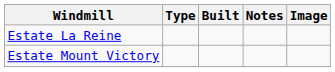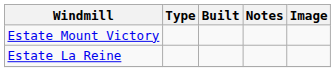rows swapped: (64, 35) <-> (83, 56)
